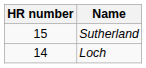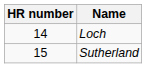rows swapped: (93, 53) <-> (109, 33)
